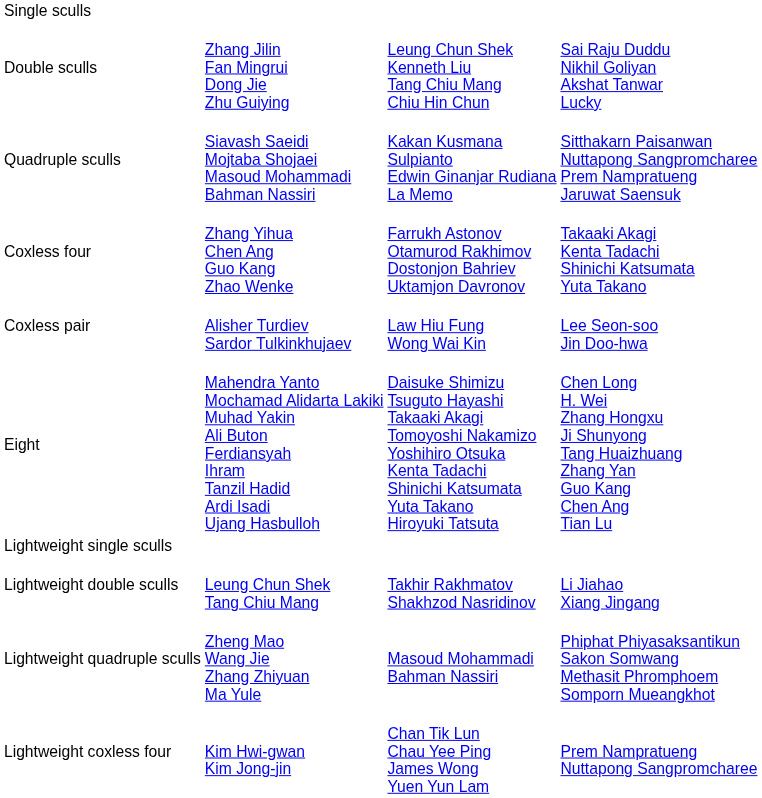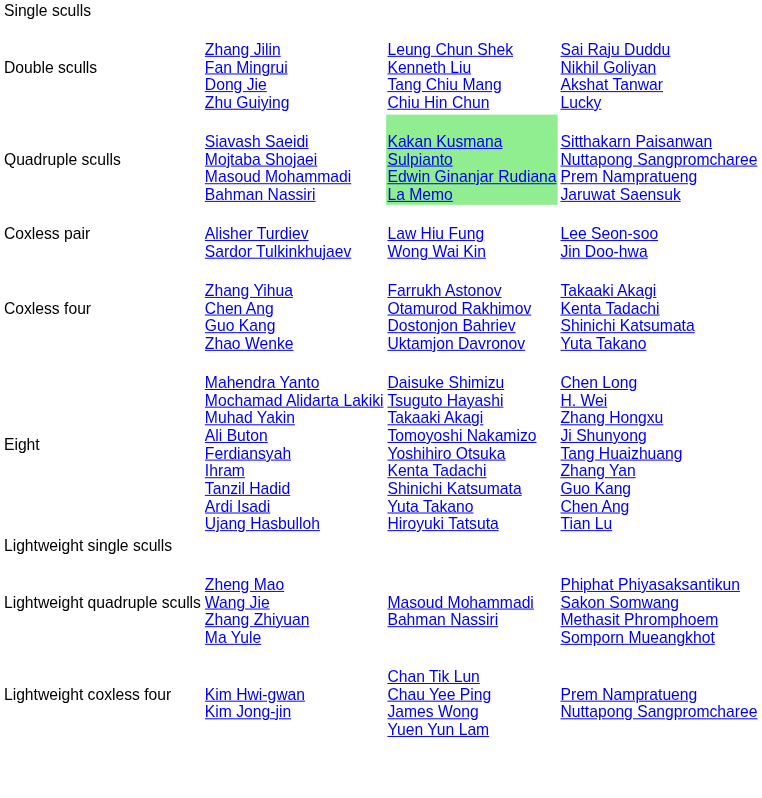(472, 168) no background -> (472, 168) lightgreen background
rows swapped: (47, 326) <-> (48, 251)
- row: (91, 585)
